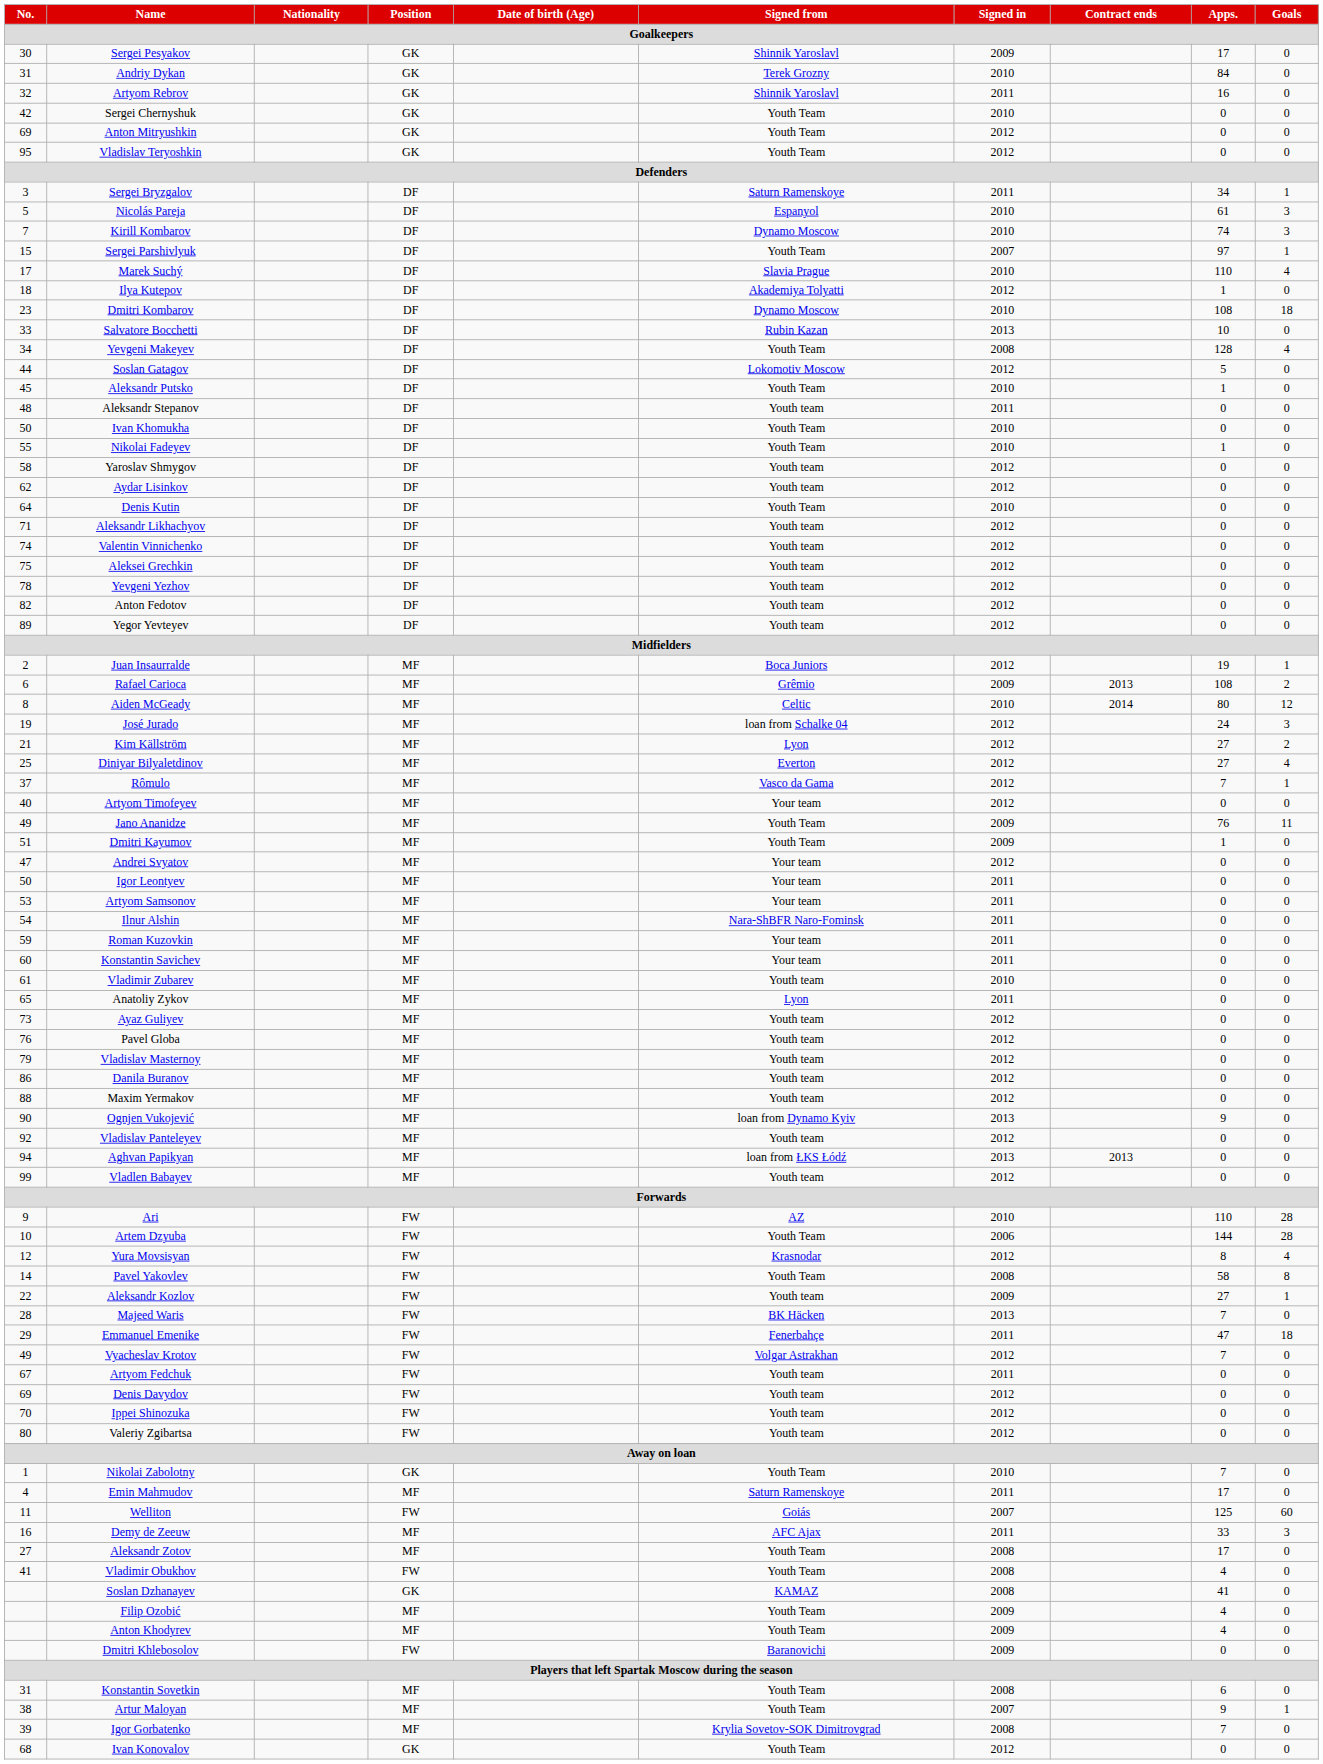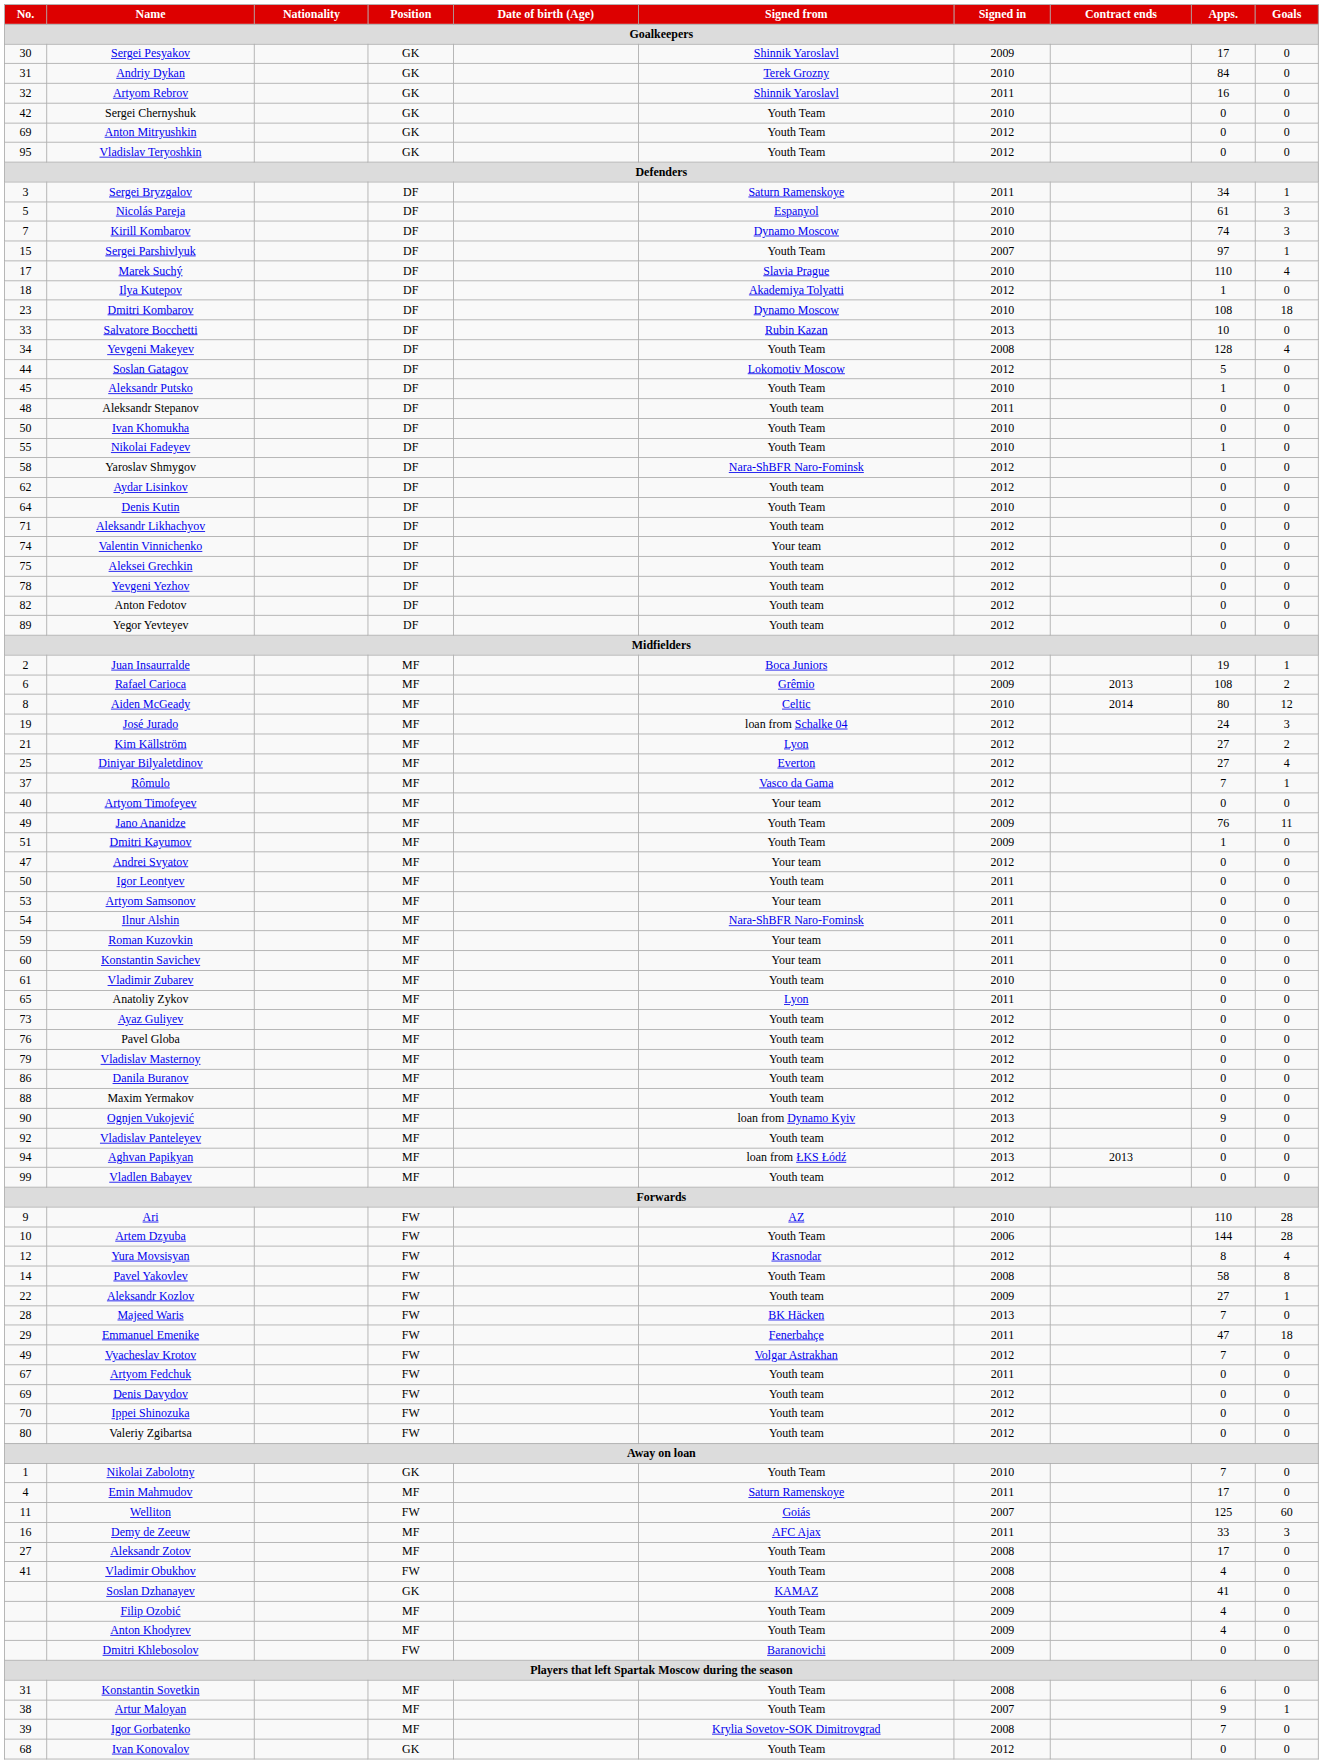(796, 468) Youth team -> (796, 468) Nara-ShBFR Naro-Fominsk
(796, 546) Youth team -> (796, 546) Your team
(796, 882) Your team -> (796, 882) Youth team
